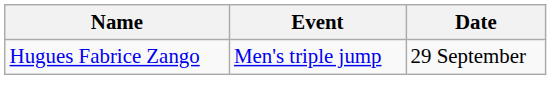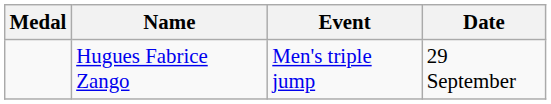+ column: (38, 22)
